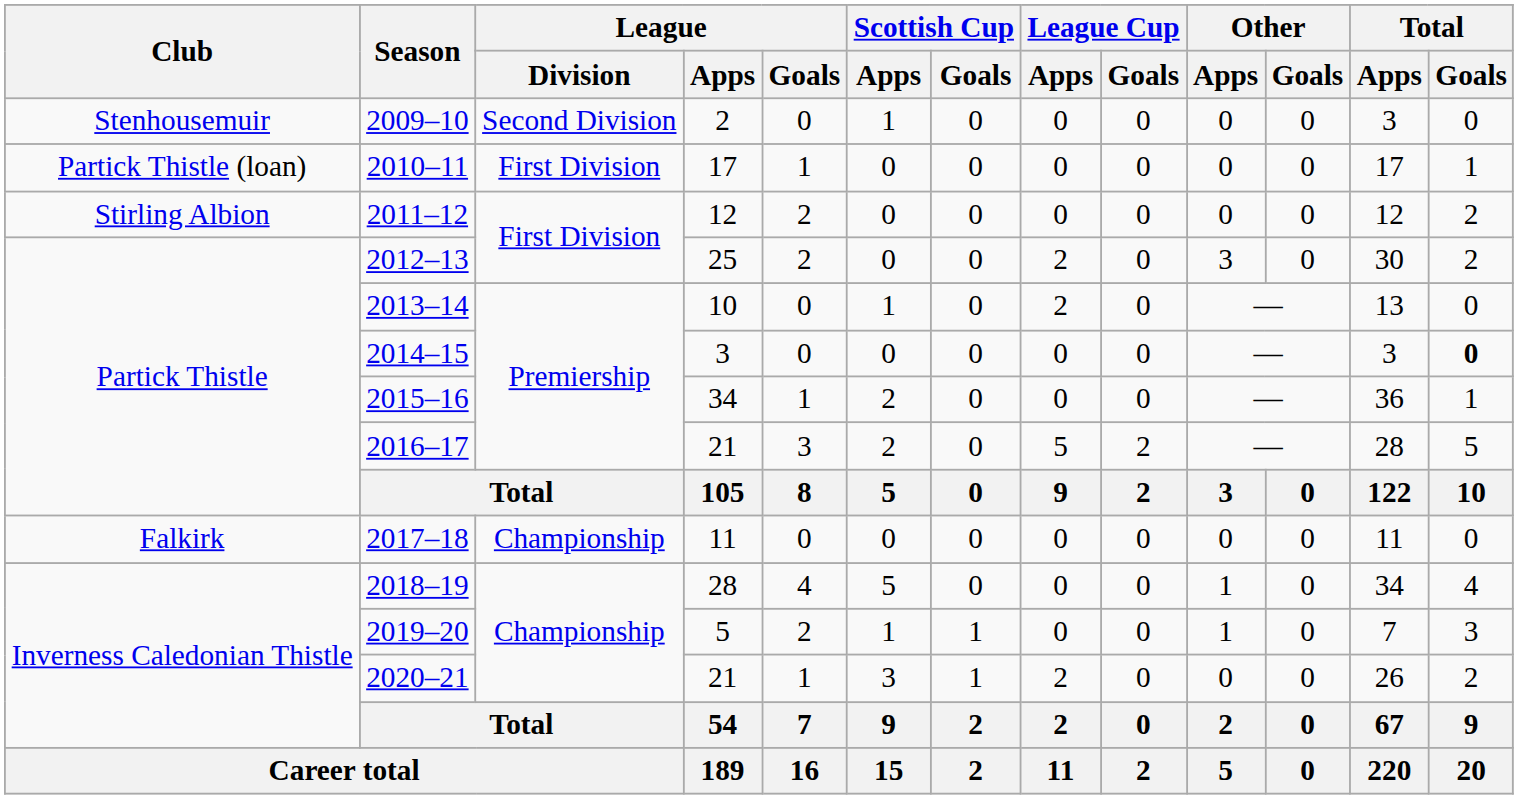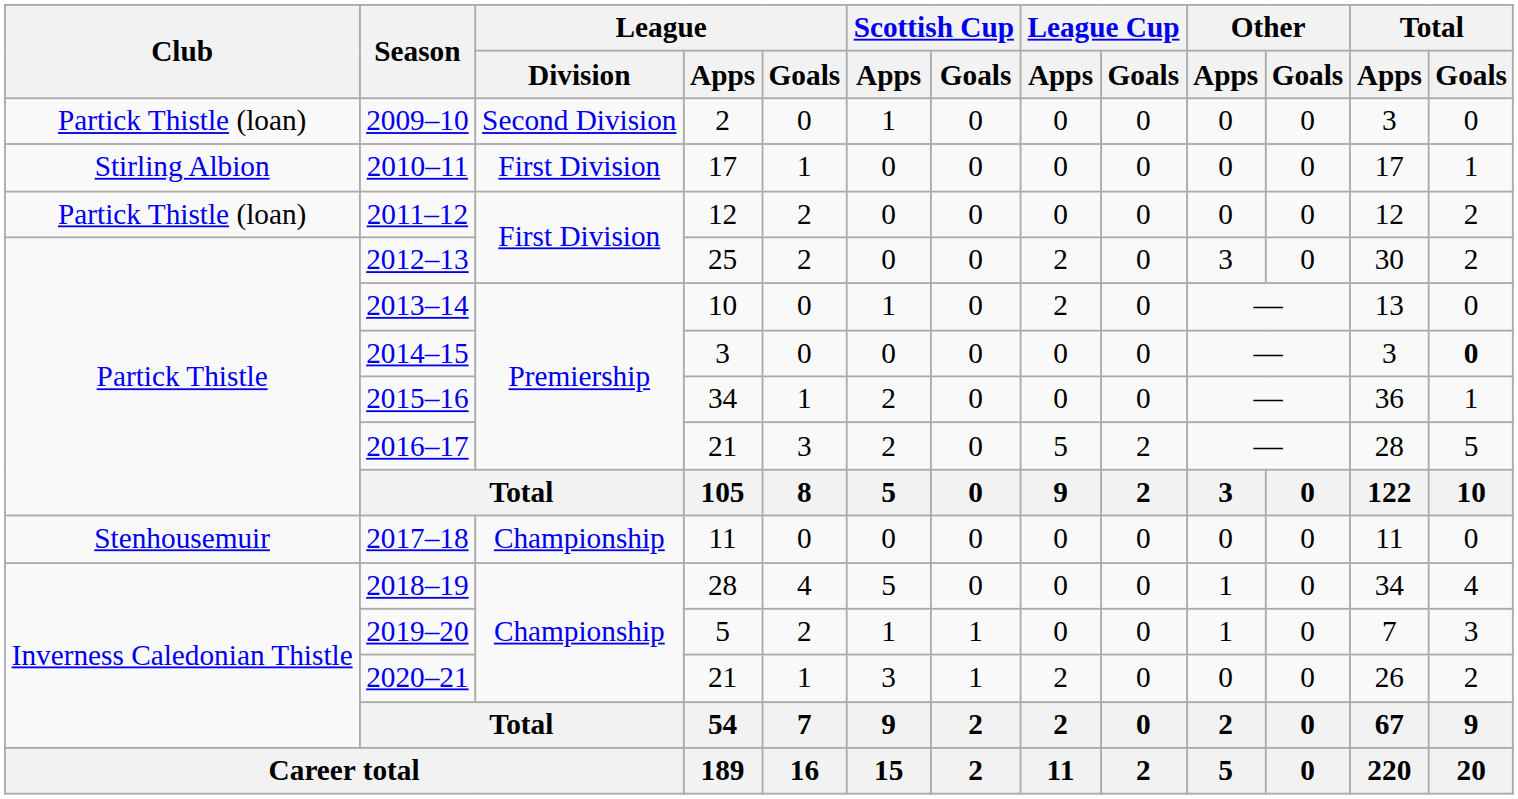(182, 120) Stenhousemuir -> (182, 120) Partick Thistle (loan)
(182, 167) Partick Thistle (loan) -> (182, 167) Stirling Albion
(182, 213) Stirling Albion -> (182, 213) Partick Thistle (loan)
(182, 538) Falkirk -> (182, 538) Stenhousemuir
